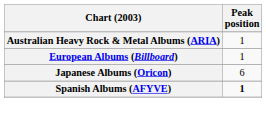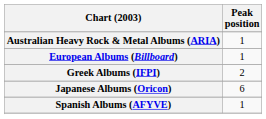+ row: (113, 72)
(242, 89) bold -> (242, 105) normal
